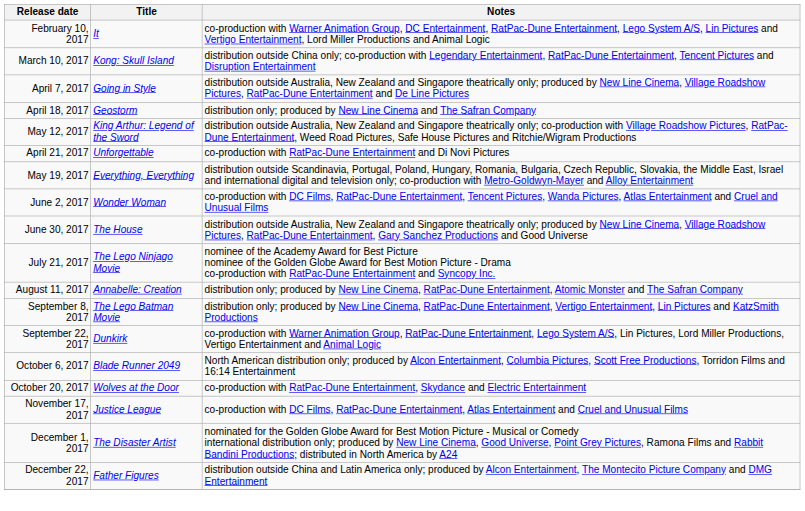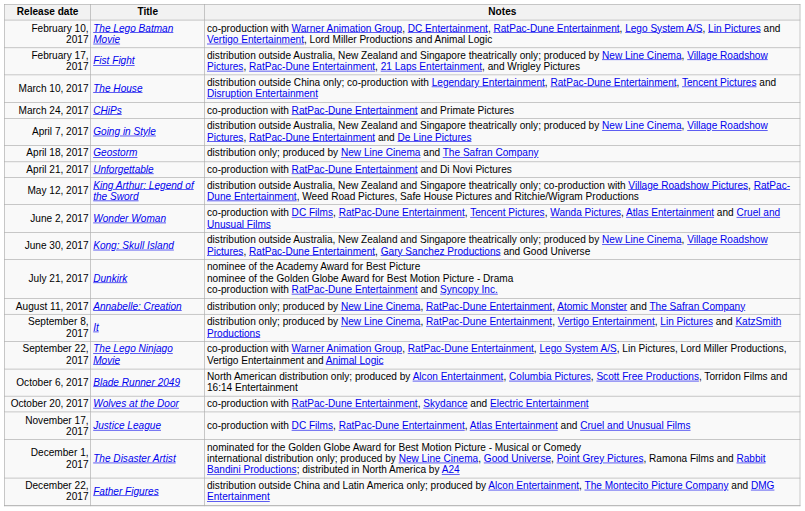(96, 34) It -> (133, 34) The Lego Batman Movie
+ row: (60, 61)
(134, 61) Kong: Skull Island -> (118, 88) The House
+ row: (54, 110)
rows swapped: (57, 153) <-> (58, 132)
- row: (58, 175)
(118, 230) The House -> (134, 246) Kong: Skull Island
(133, 263) The Lego Ninjago Movie -> (110, 279) Dunkirk
(133, 312) The Lego Batman Movie -> (96, 328) It
(110, 339) Dunkirk -> (133, 355) The Lego Ninjago Movie
